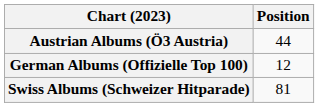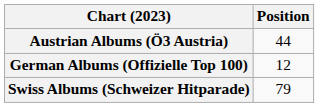(283, 89) 81 -> (283, 89) 79
